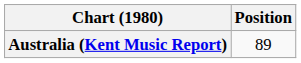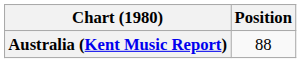(263, 44) 89 -> (263, 44) 88
